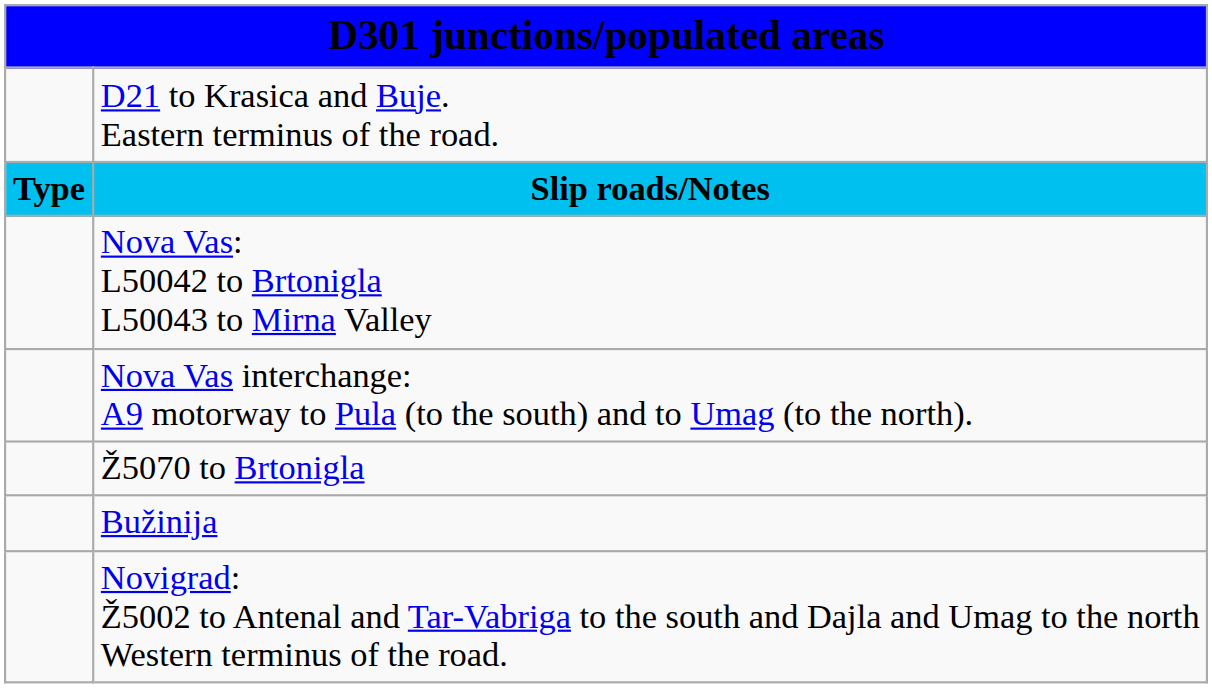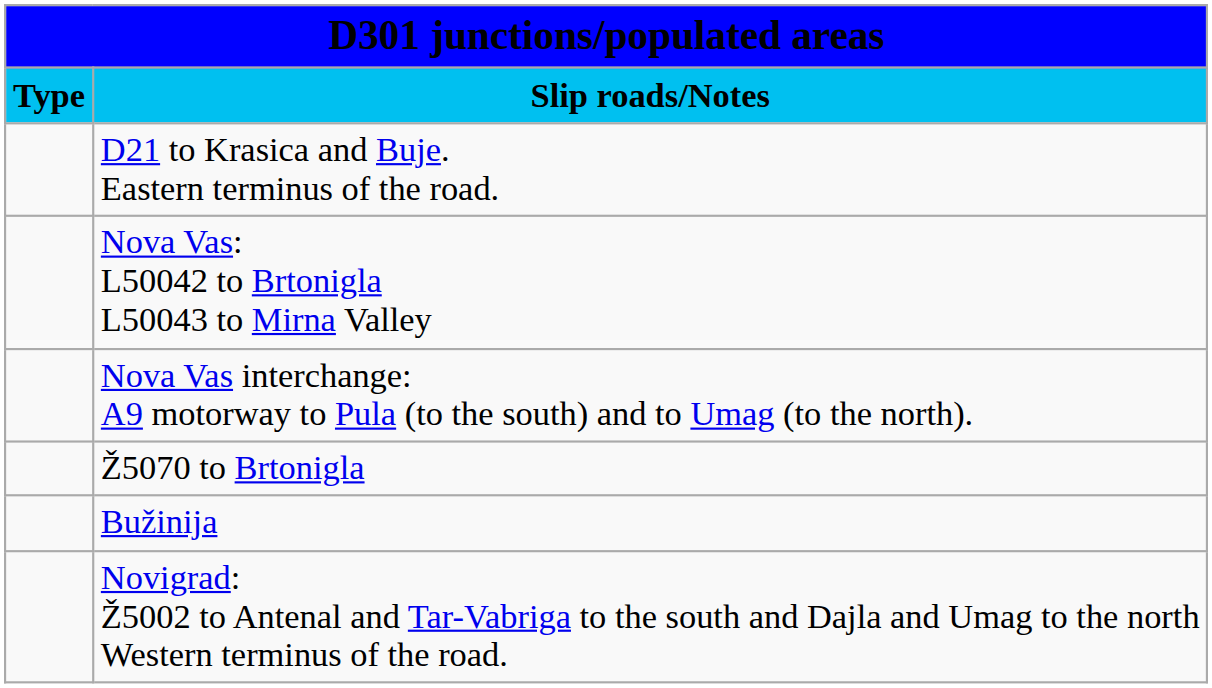rows swapped: (650, 188) <-> (300, 114)
